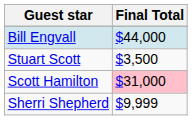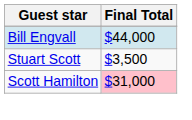- row: (58, 103)
